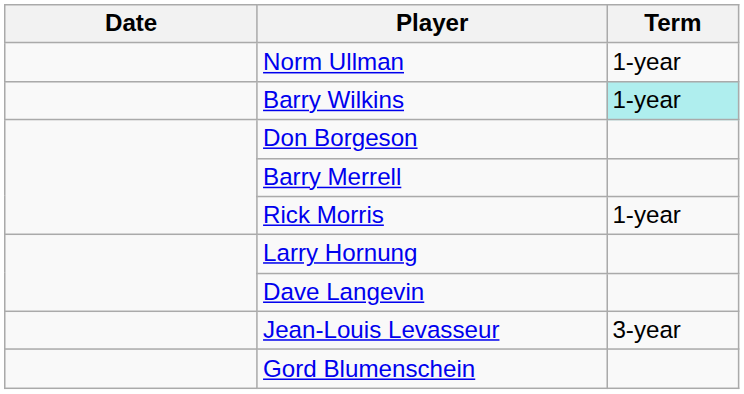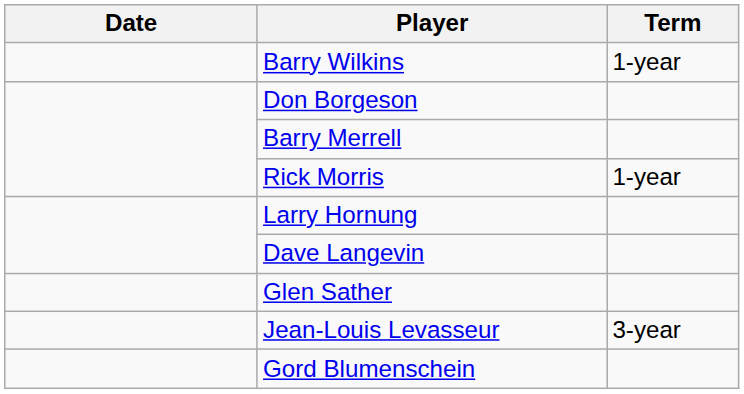- row: (334, 61)
(647, 100) paleturquoise background -> (647, 61) no background
+ row: (328, 291)
